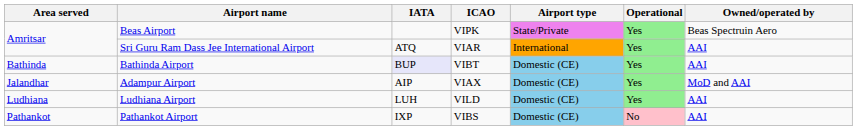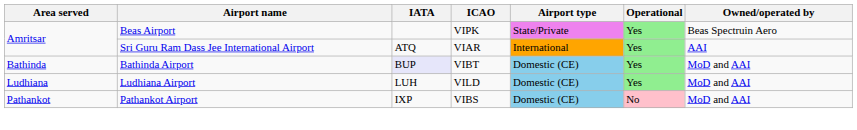(697, 64) AAI -> (719, 64) MoD and AAI
- row: (158, 82)
(697, 99) AAI -> (719, 82) MoD and AAI
(697, 116) AAI -> (719, 99) MoD and AAI
